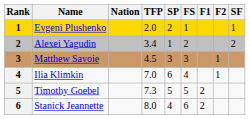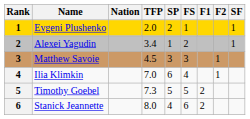(233, 43) 2 -> (233, 43) 1
